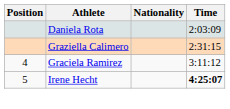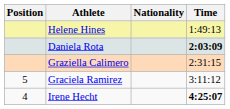+ row: (77, 29)
(205, 29) normal -> (206, 46) bold
(25, 63) 4 -> (25, 79) 5
(25, 79) 5 -> (25, 96) 4
